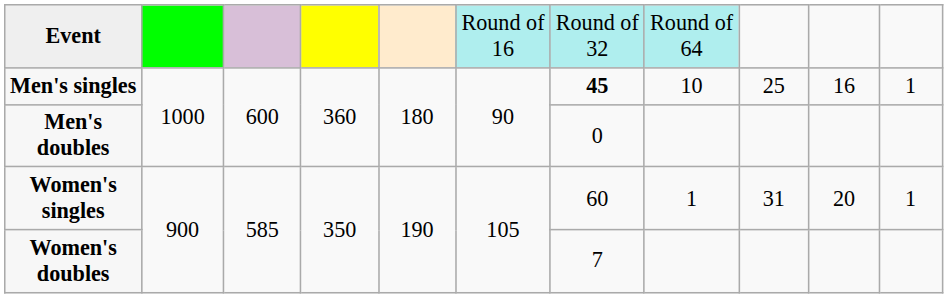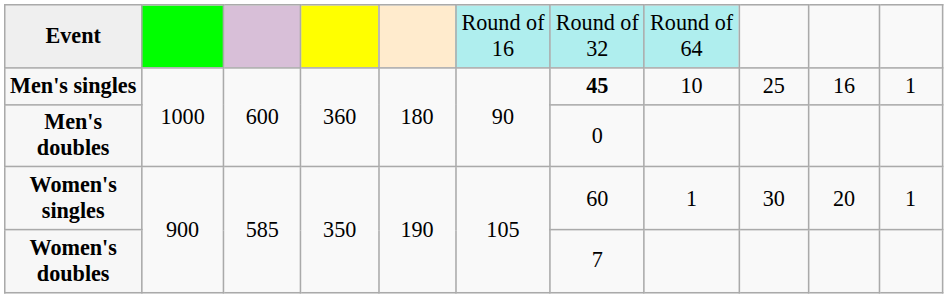(774, 198) 31 -> (774, 198) 30
